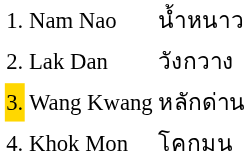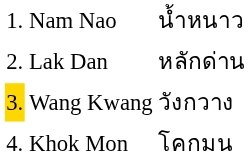(196, 61) วังกวาง -> (202, 61) หลักด่าน
(202, 102) หลักด่าน -> (196, 102) วังกวาง
